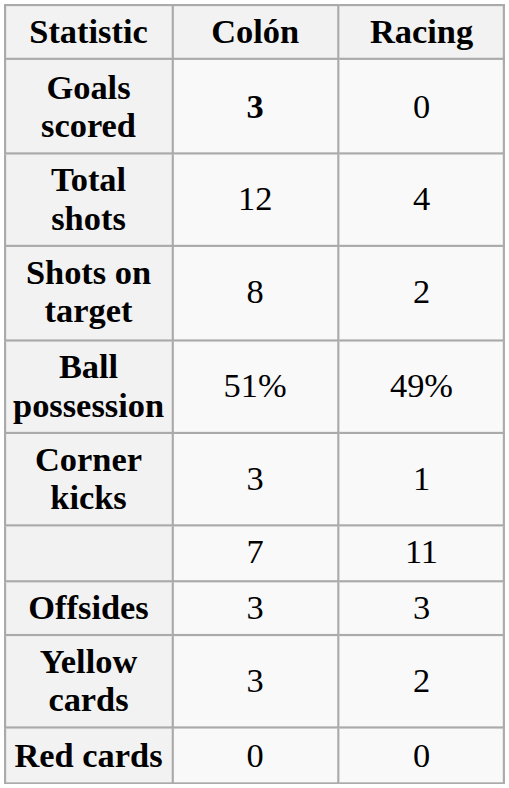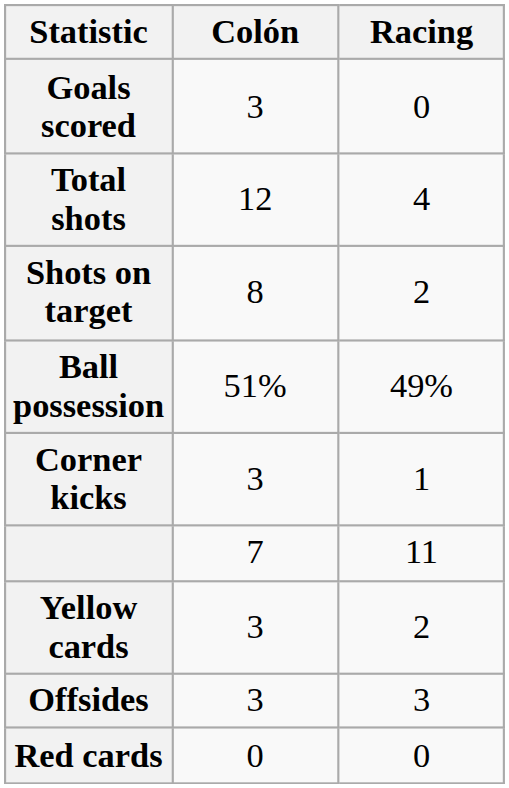(255, 105) bold -> (255, 105) normal
rows swapped: (89, 607) <-> (89, 681)
